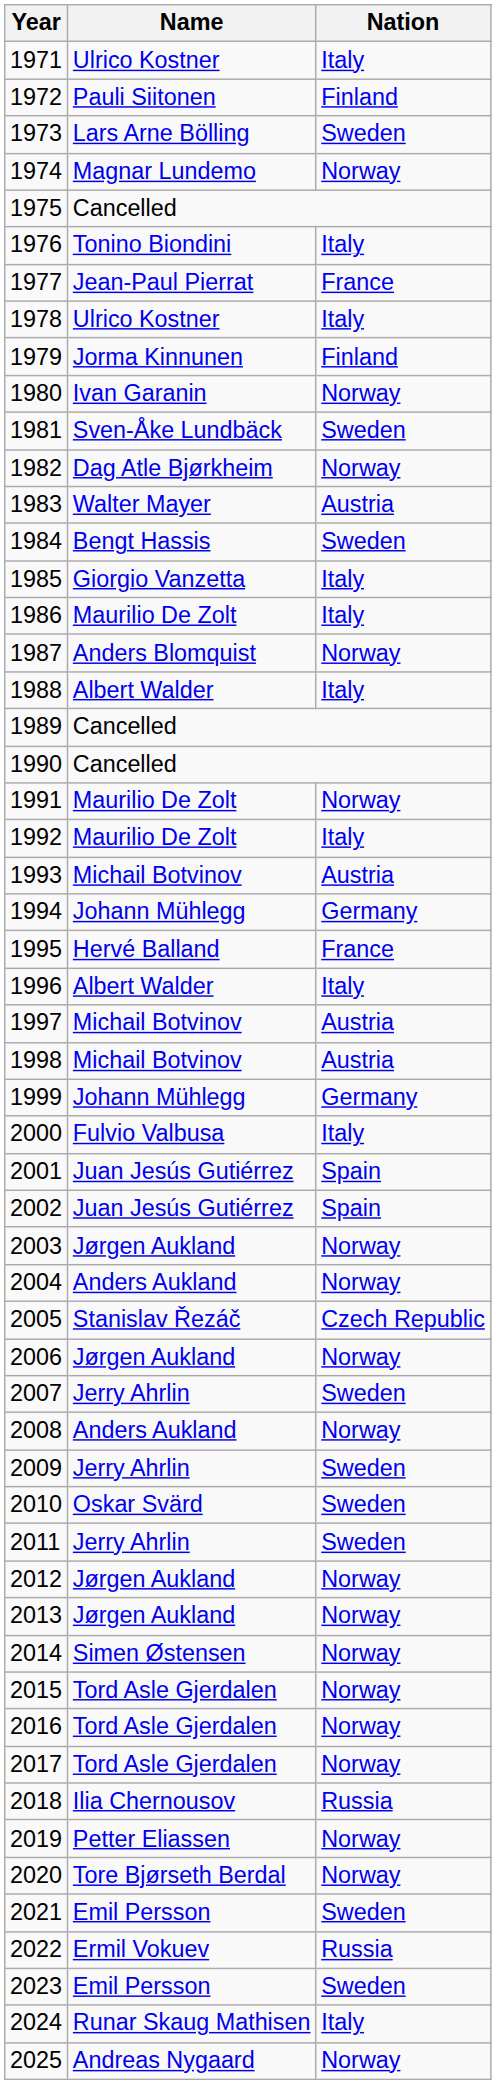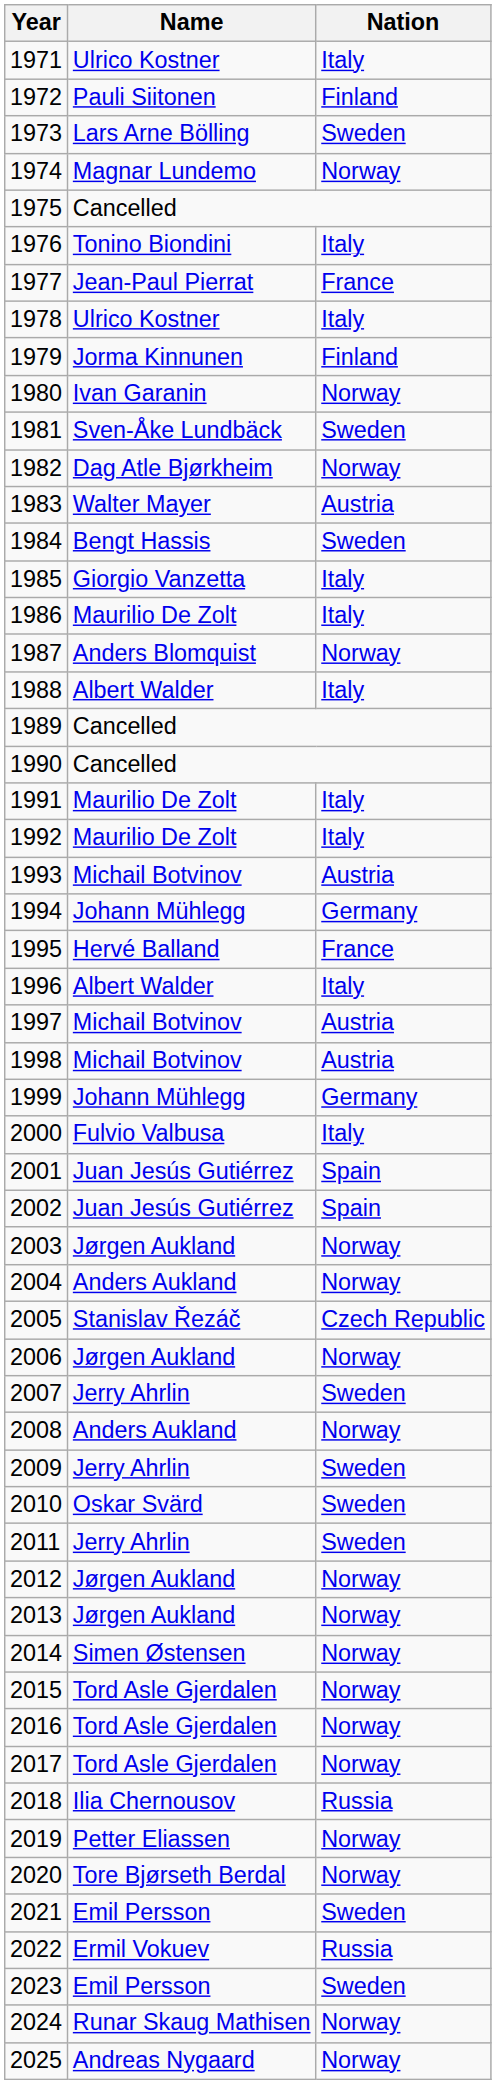(361, 801) Norway -> (343, 801) Italy
(343, 2023) Italy -> (361, 2023) Norway
